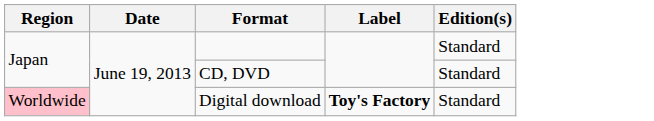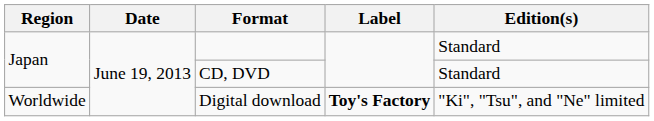(47, 101) pink background -> (47, 101) no background
(469, 101) Standard -> (541, 101) "Ki", "Tsu", and "Ne" limited
